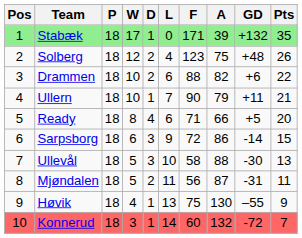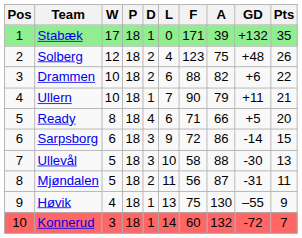columns swapped: (112, 14) <-> (133, 14)
